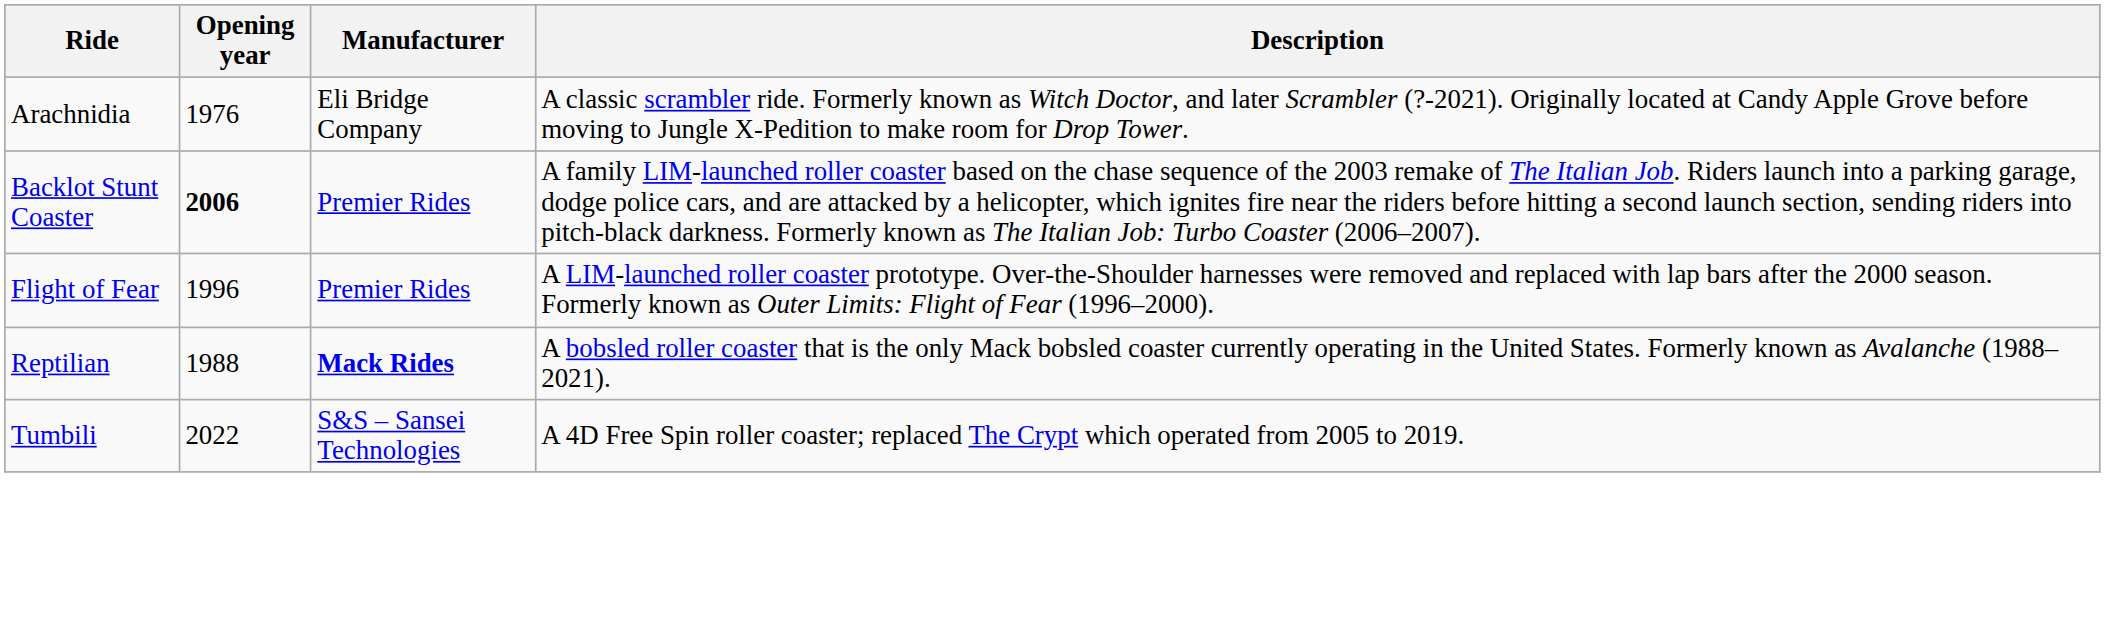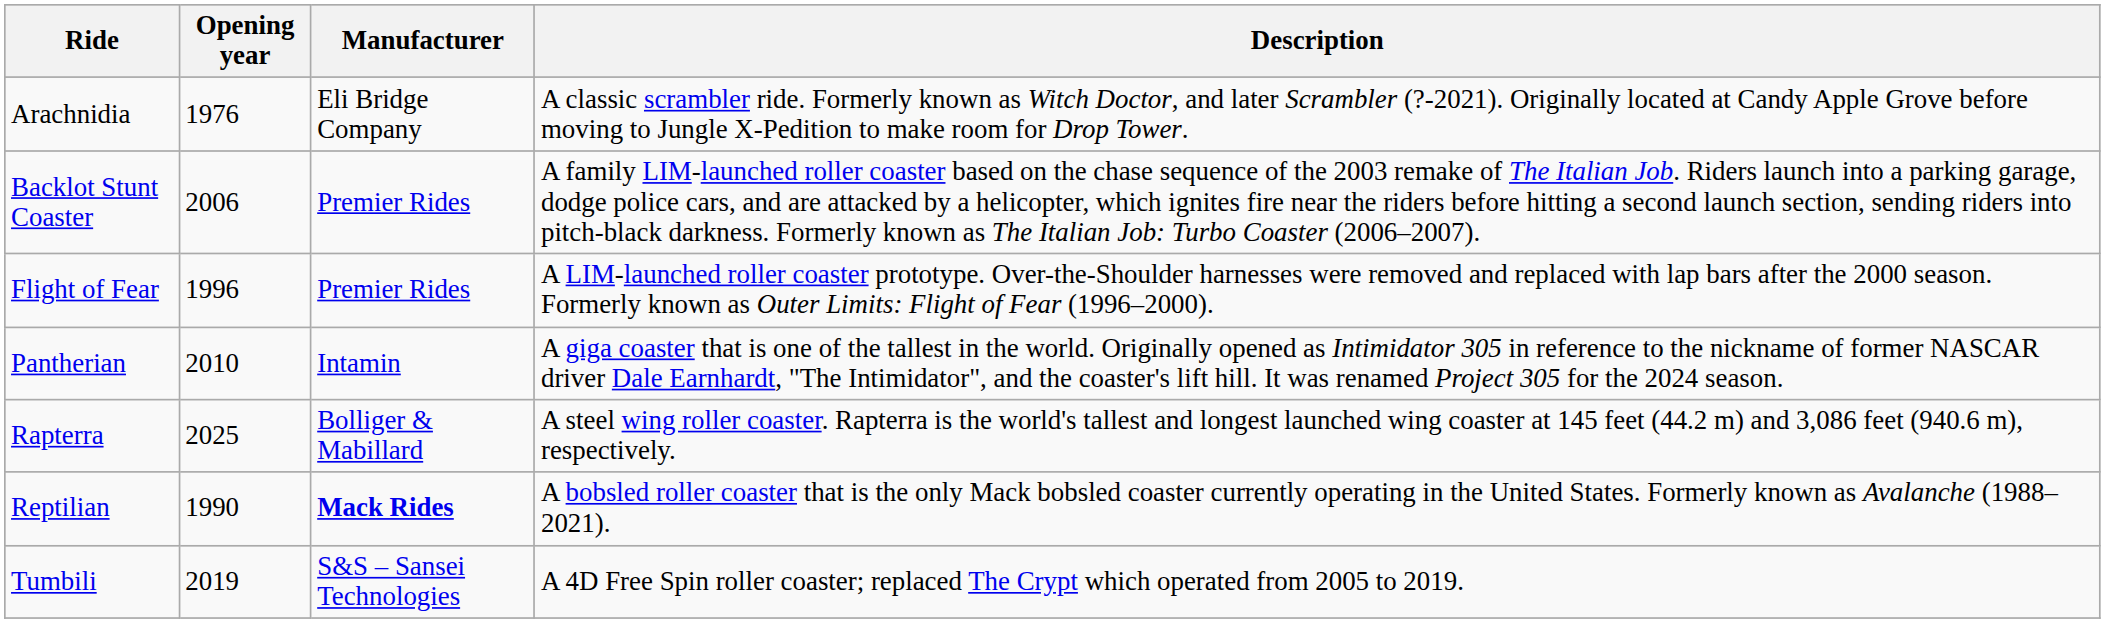(212, 201) bold -> (212, 201) normal
+ row: (69, 362)
+ row: (57, 435)
(212, 362) 1988 -> (212, 508) 1990
(212, 435) 2022 -> (212, 581) 2019
